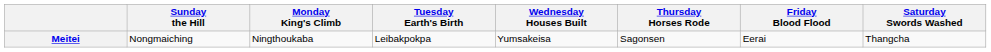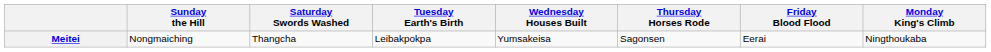columns swapped: (311, 17) <-> (924, 17)
